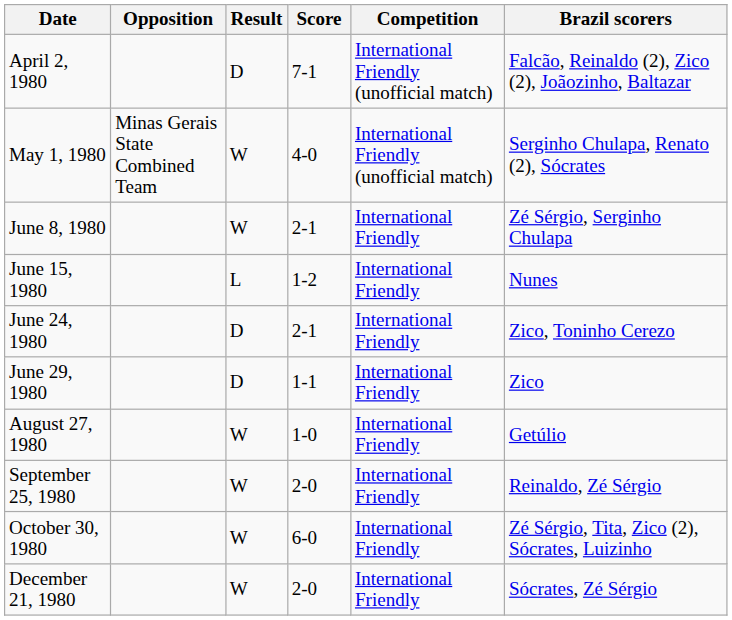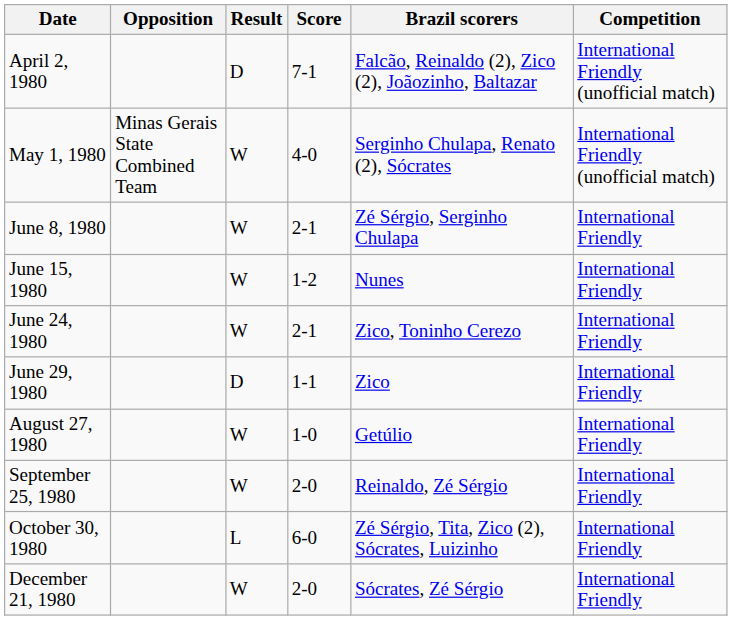columns swapped: (616, 19) <-> (428, 19)
(236, 279) L -> (239, 279) W
(237, 331) D -> (239, 331) W
(239, 537) W -> (236, 537) L
